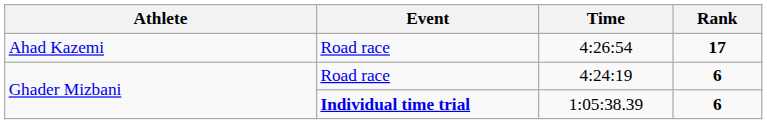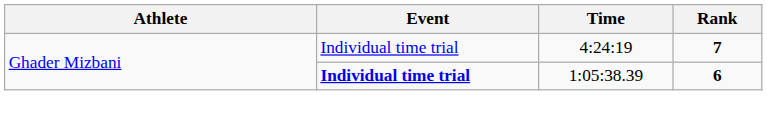- row: (606, 47)
(355, 76) Road race -> (389, 47) Individual time trial
(717, 76) 6 -> (717, 47) 7
